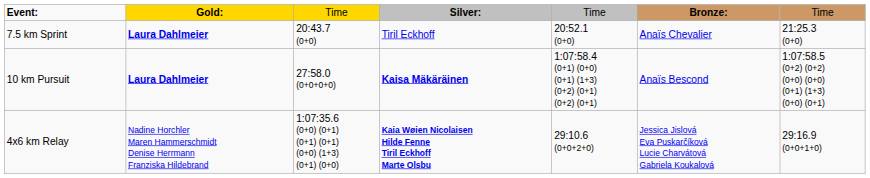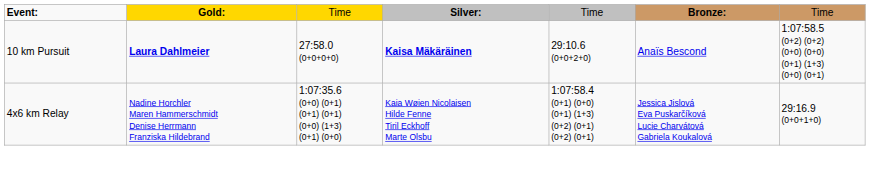- row: (37, 34)
(575, 79) 1:07:58.4 (0+1) (0+0) (0+1) (1+3) (0+2) (0+1) (0+2) (0+1) -> (571, 51) 29:10.6 (0+0+2+0)
(427, 147) bold -> (428, 120) normal
(574, 141) 29:10.6 (0+0+2+0) -> (573, 114) 1:07:58.4 (0+1) (0+0) (0+1) (1+3) (0+2) (0+1) (0+2) (0+1)
